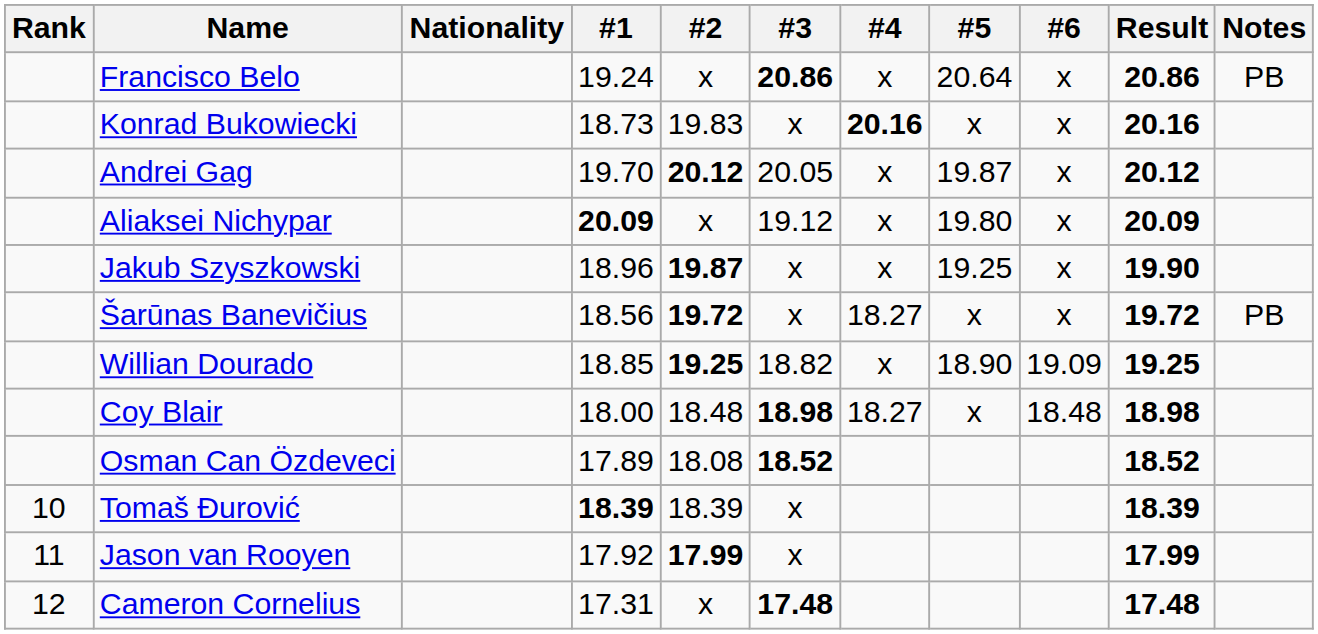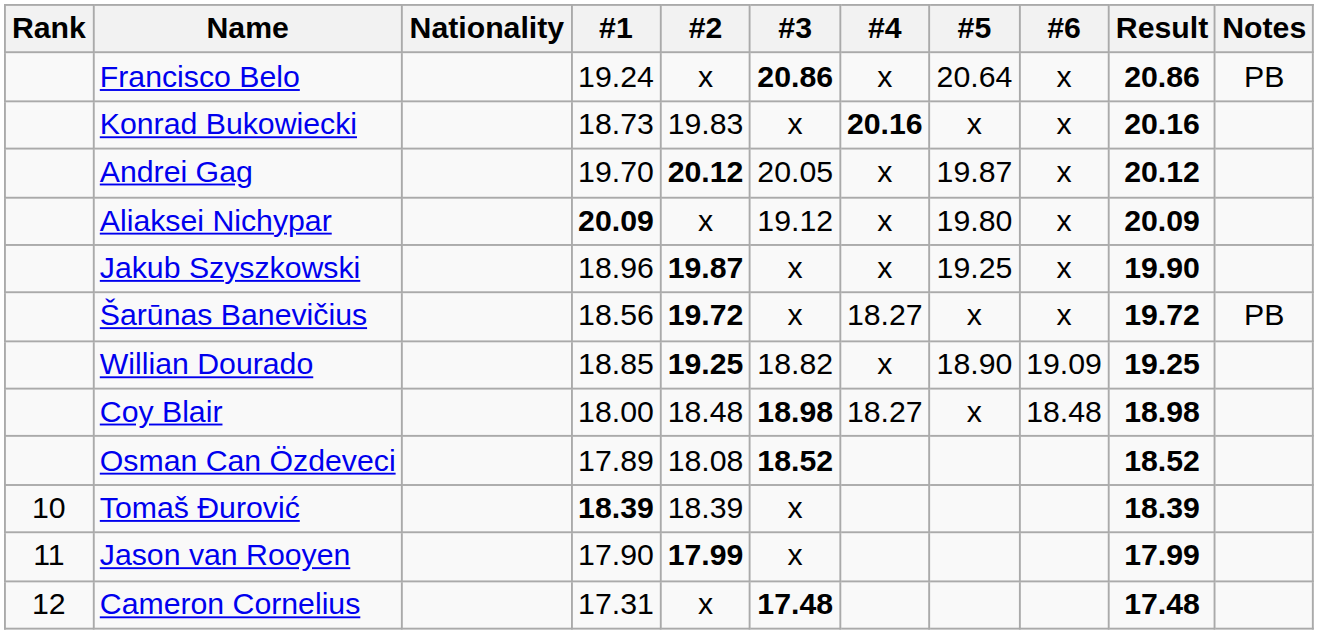(616, 556) 17.92 -> (616, 556) 17.90
